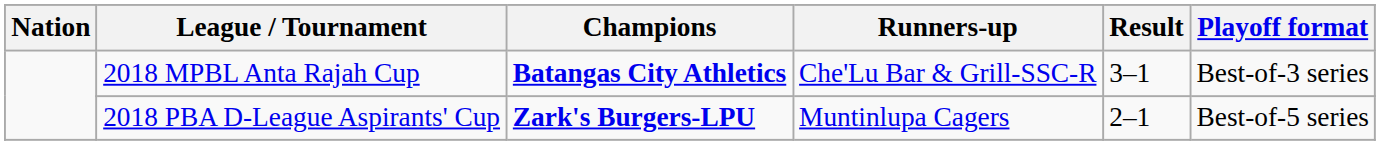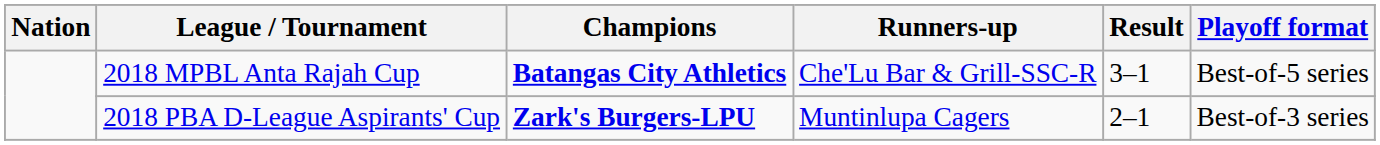(1283, 72) Best-of-3 series -> (1283, 72) Best-of-5 series
(1283, 117) Best-of-5 series -> (1283, 117) Best-of-3 series
